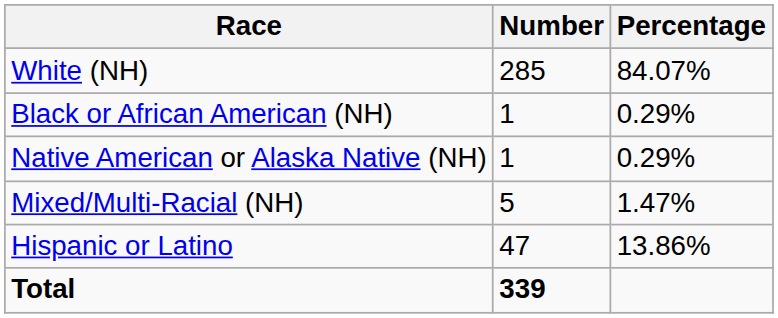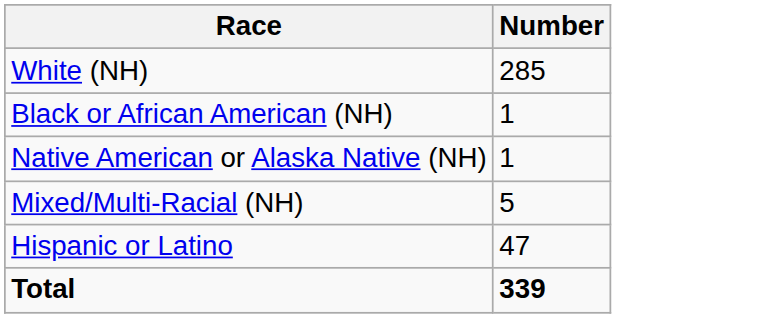- column: (691, 26)
